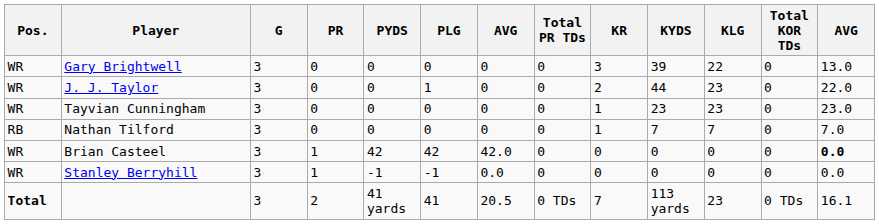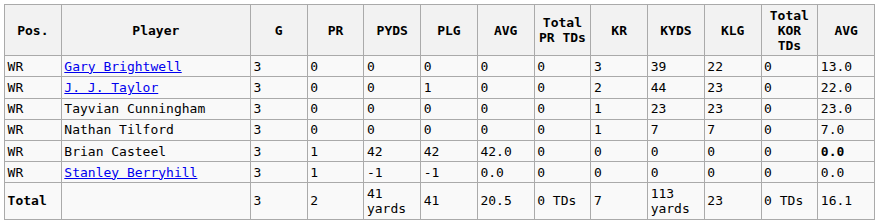(15, 130) RB -> (15, 130) WR
